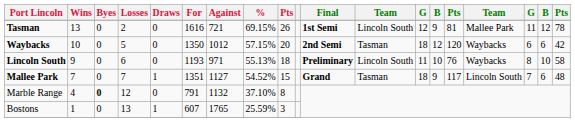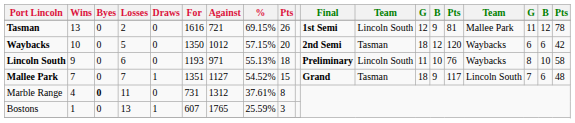(126, 92) 12 -> (125, 92) 11
(192, 92) 791 -> (192, 92) 731
(218, 92) 1132 -> (218, 92) 1312
(260, 92) 37.10% -> (260, 92) 37.61%
